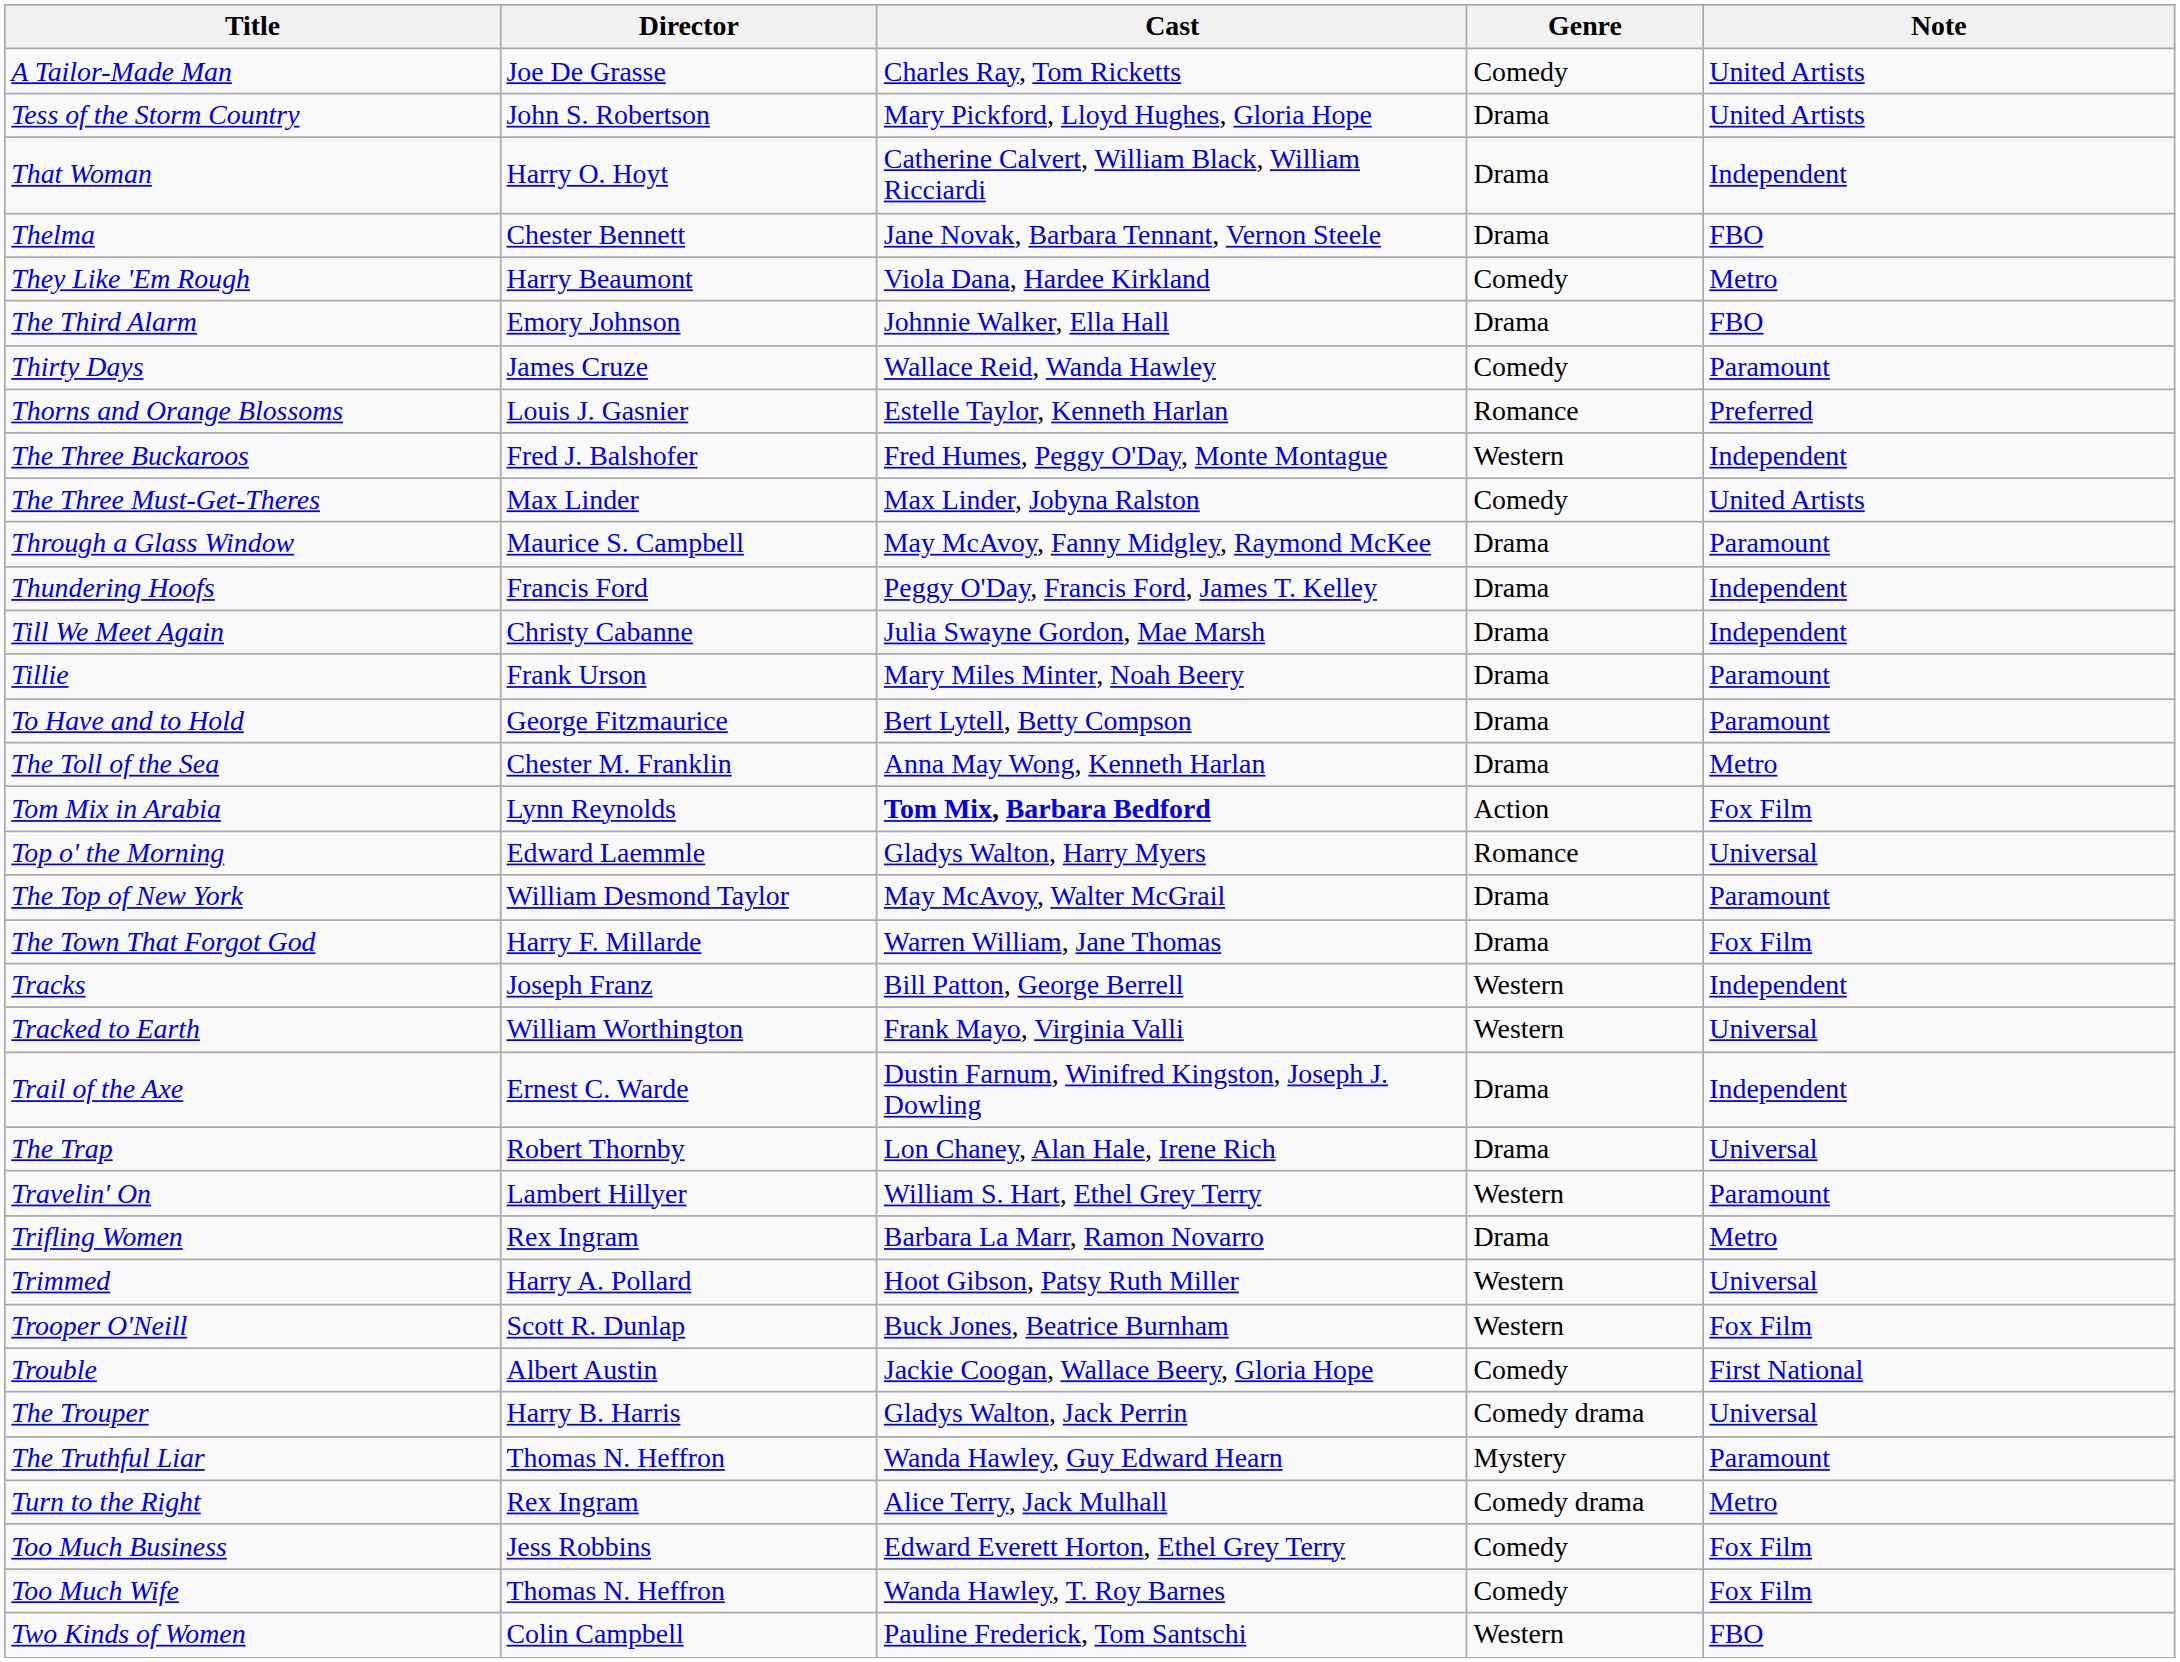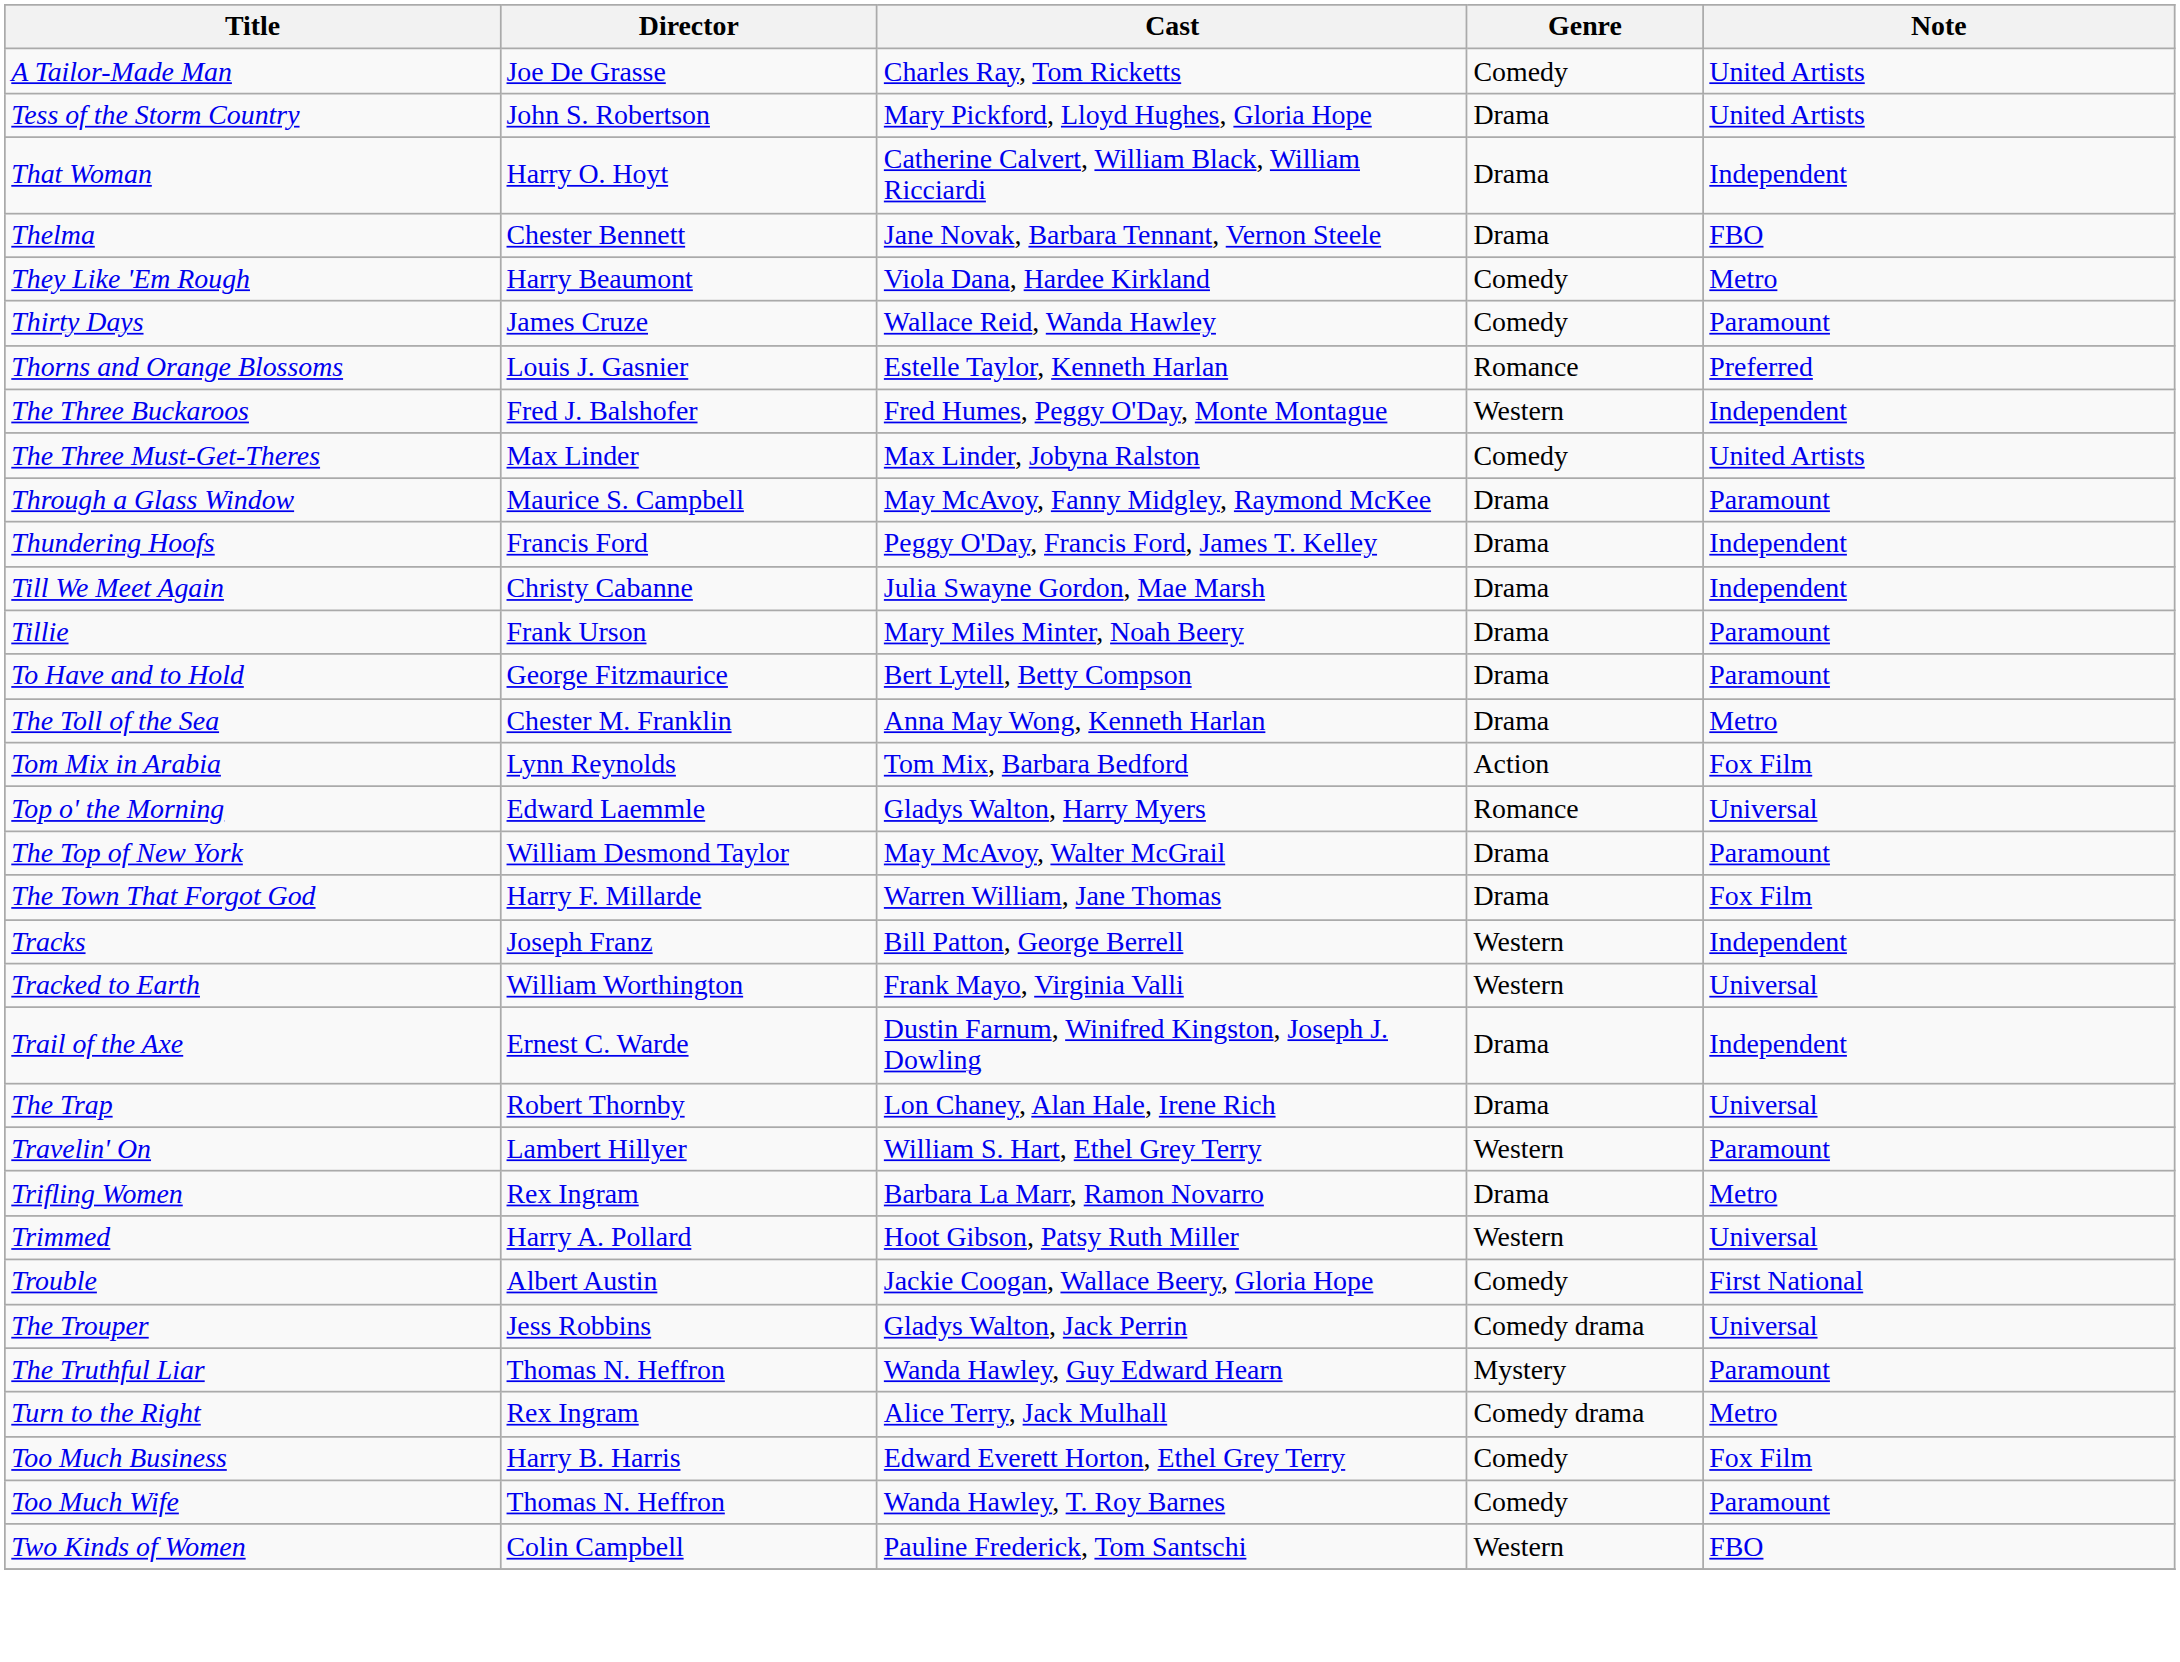- row: (104, 322)
(1047, 808) bold -> (1036, 764) normal
- row: (99, 1325)
(594, 1413) Harry B. Harris -> (579, 1325) Jess Robbins
(579, 1546) Jess Robbins -> (594, 1457) Harry B. Harris
(1761, 1590) Fox Film -> (1770, 1502) Paramount
